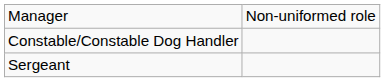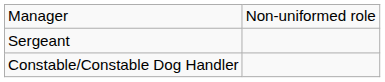rows swapped: (39, 64) <-> (123, 40)
